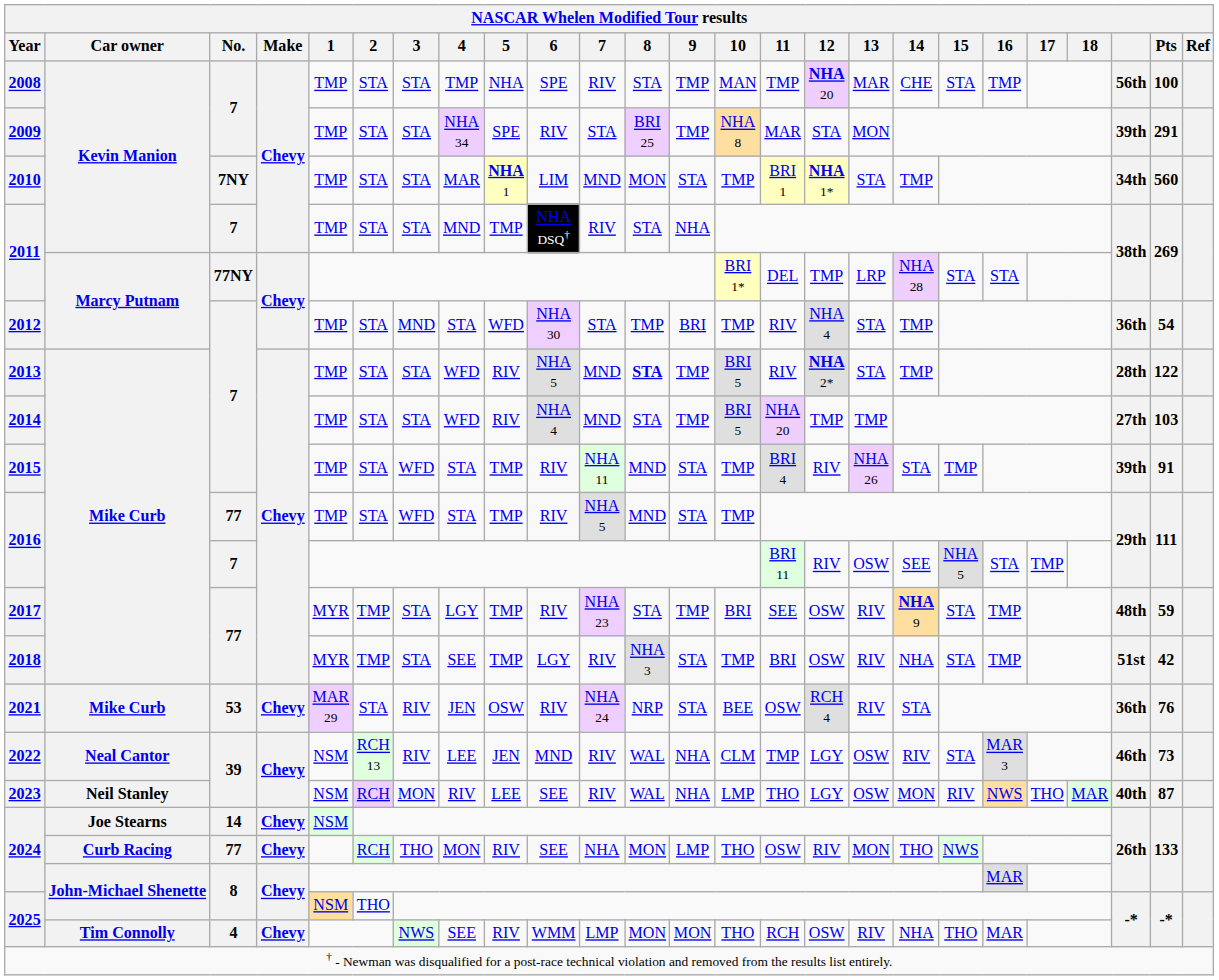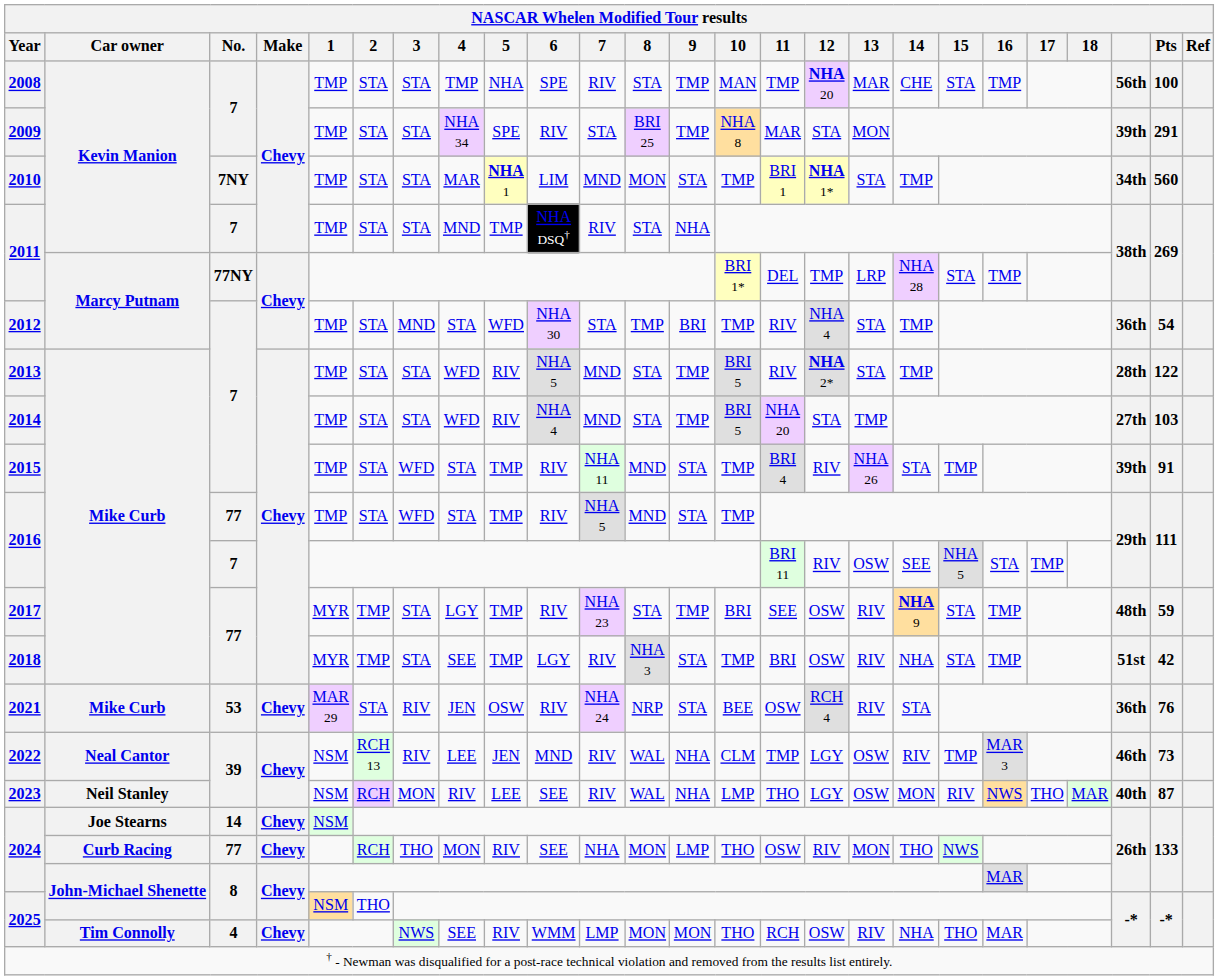(1005, 276) STA -> (1005, 276) TMP
(647, 372) bold -> (647, 372) normal
(827, 420) TMP -> (827, 420) STA
(961, 755) STA -> (961, 755) TMP
